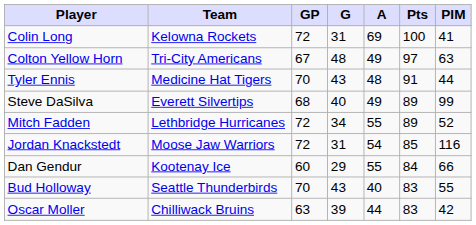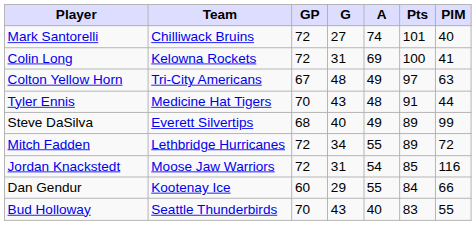+ row: (53, 36)
(446, 123) 52 -> (446, 144) 72
- row: (46, 209)
